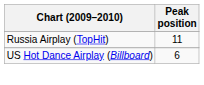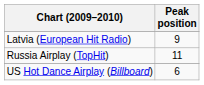+ row: (69, 39)
